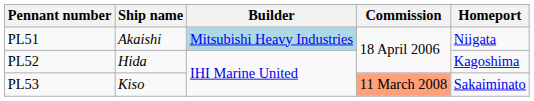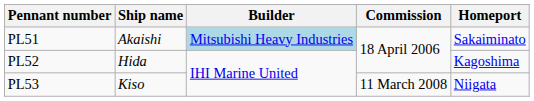(475, 38) Niigata -> (490, 38) Sakaiminato
(403, 84) lightsalmon background -> (403, 84) no background
(490, 84) Sakaiminato -> (475, 84) Niigata
